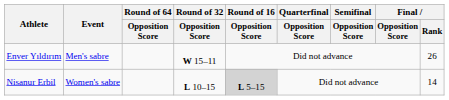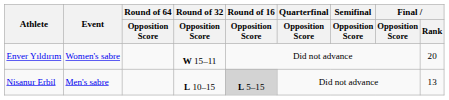(87, 56) Men's sabre -> (93, 56) Women's sabre
(432, 56) 26 -> (432, 56) 20
(93, 82) Women's sabre -> (87, 82) Men's sabre
(432, 82) 14 -> (432, 82) 13
